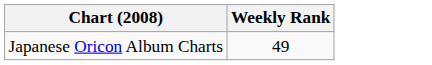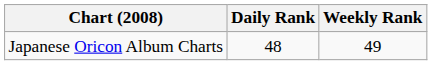+ column: (273, 18)
